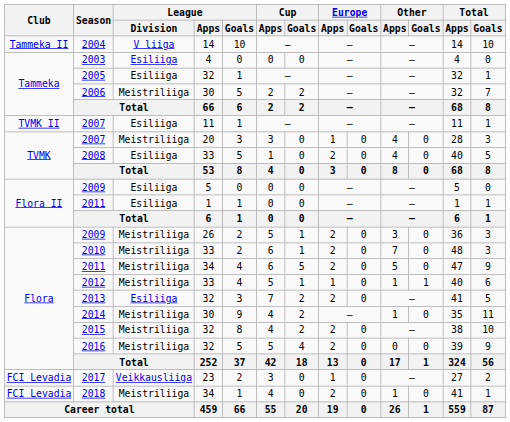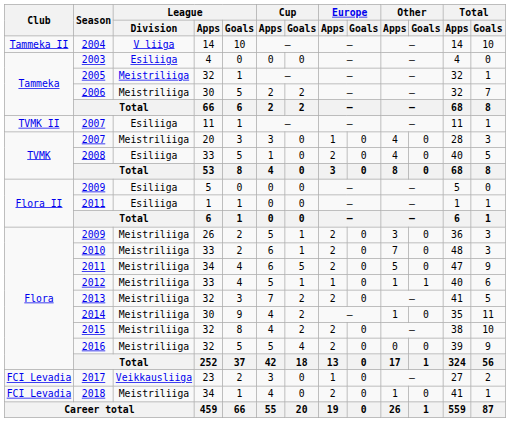(154, 76) Esiliiga -> (154, 76) Meistriliiga
(154, 298) Esiliiga -> (154, 298) Meistriliiga
